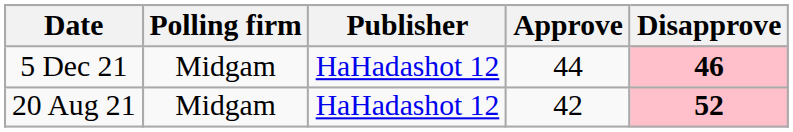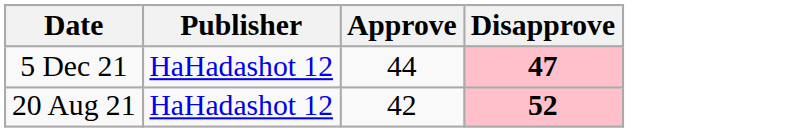- column: (226, 25)
(709, 65) 46 -> (543, 65) 47
